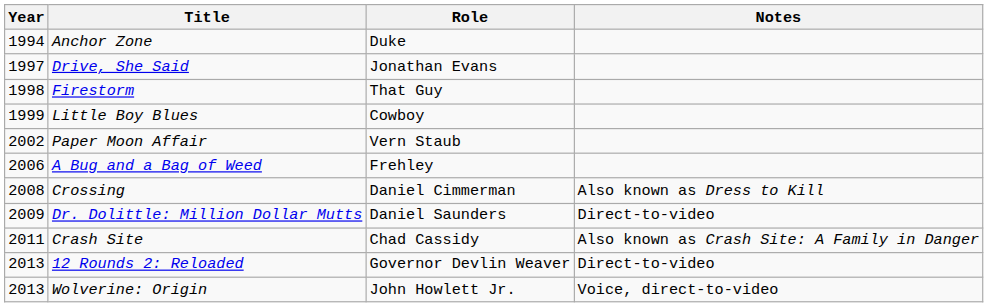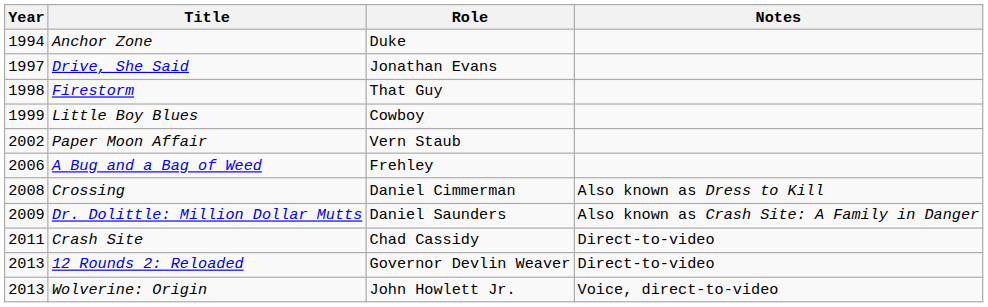(646, 215) Direct-to-video -> (778, 215) Also known as Crash Site: A Family in Danger
(778, 240) Also known as Crash Site: A Family in Danger -> (646, 240) Direct-to-video
